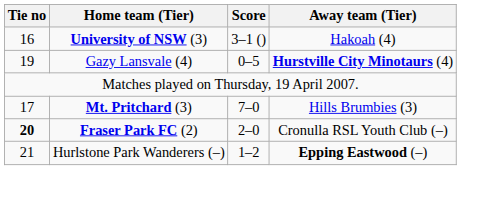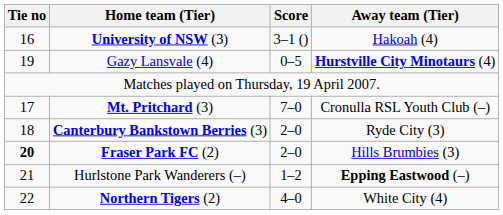(363, 107) Hills Brumbies (3) -> (405, 107) Cronulla RSL Youth Club (–)
+ row: (160, 130)
(363, 130) Cronulla RSL Youth Club (–) -> (405, 152) Hills Brumbies (3)
+ row: (160, 198)
